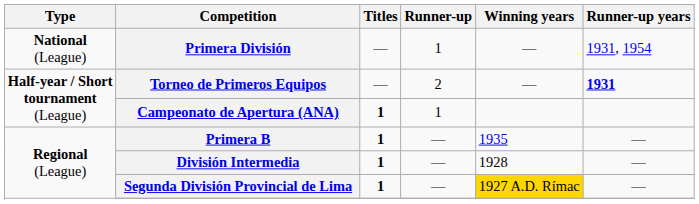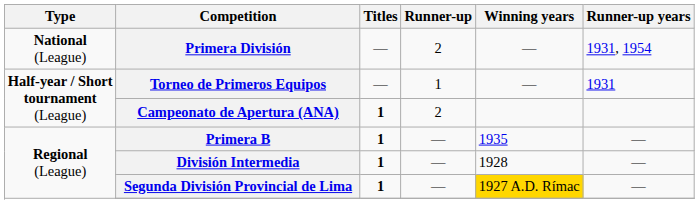(438, 48) 1 -> (438, 48) 2
(438, 83) 2 -> (438, 83) 1
(601, 83) bold -> (601, 83) normal
(438, 112) 1 -> (438, 112) 2
